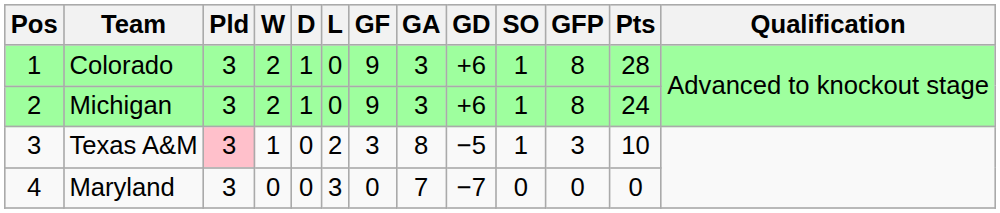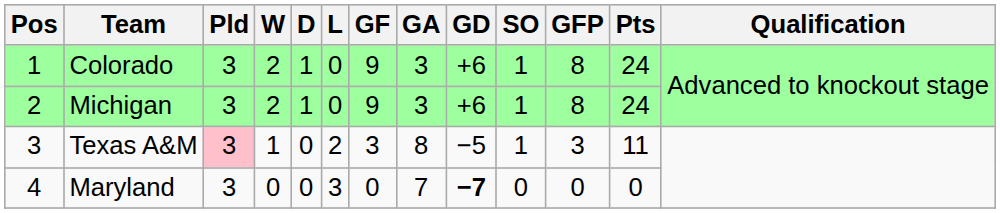(636, 65) 28 -> (636, 65) 24
(636, 146) 10 -> (636, 146) 11
(471, 187) normal -> (471, 187) bold
